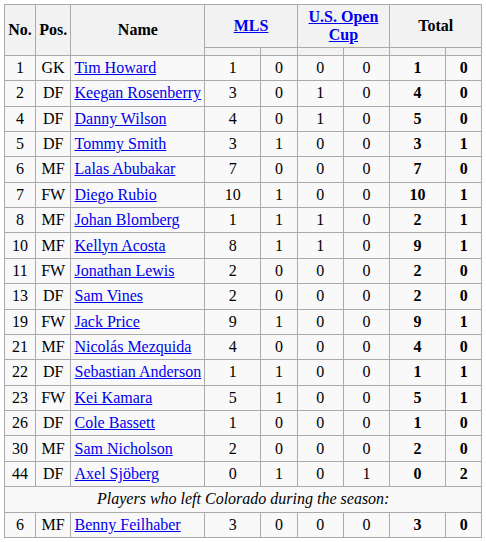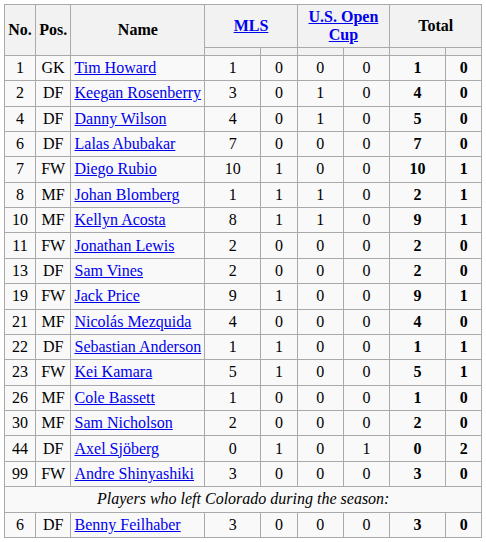- row: (120, 144)
(53, 169) MF -> (53, 144) DF
(53, 423) DF -> (53, 397) MF
+ row: (134, 473)
(53, 524) MF -> (53, 524) DF
